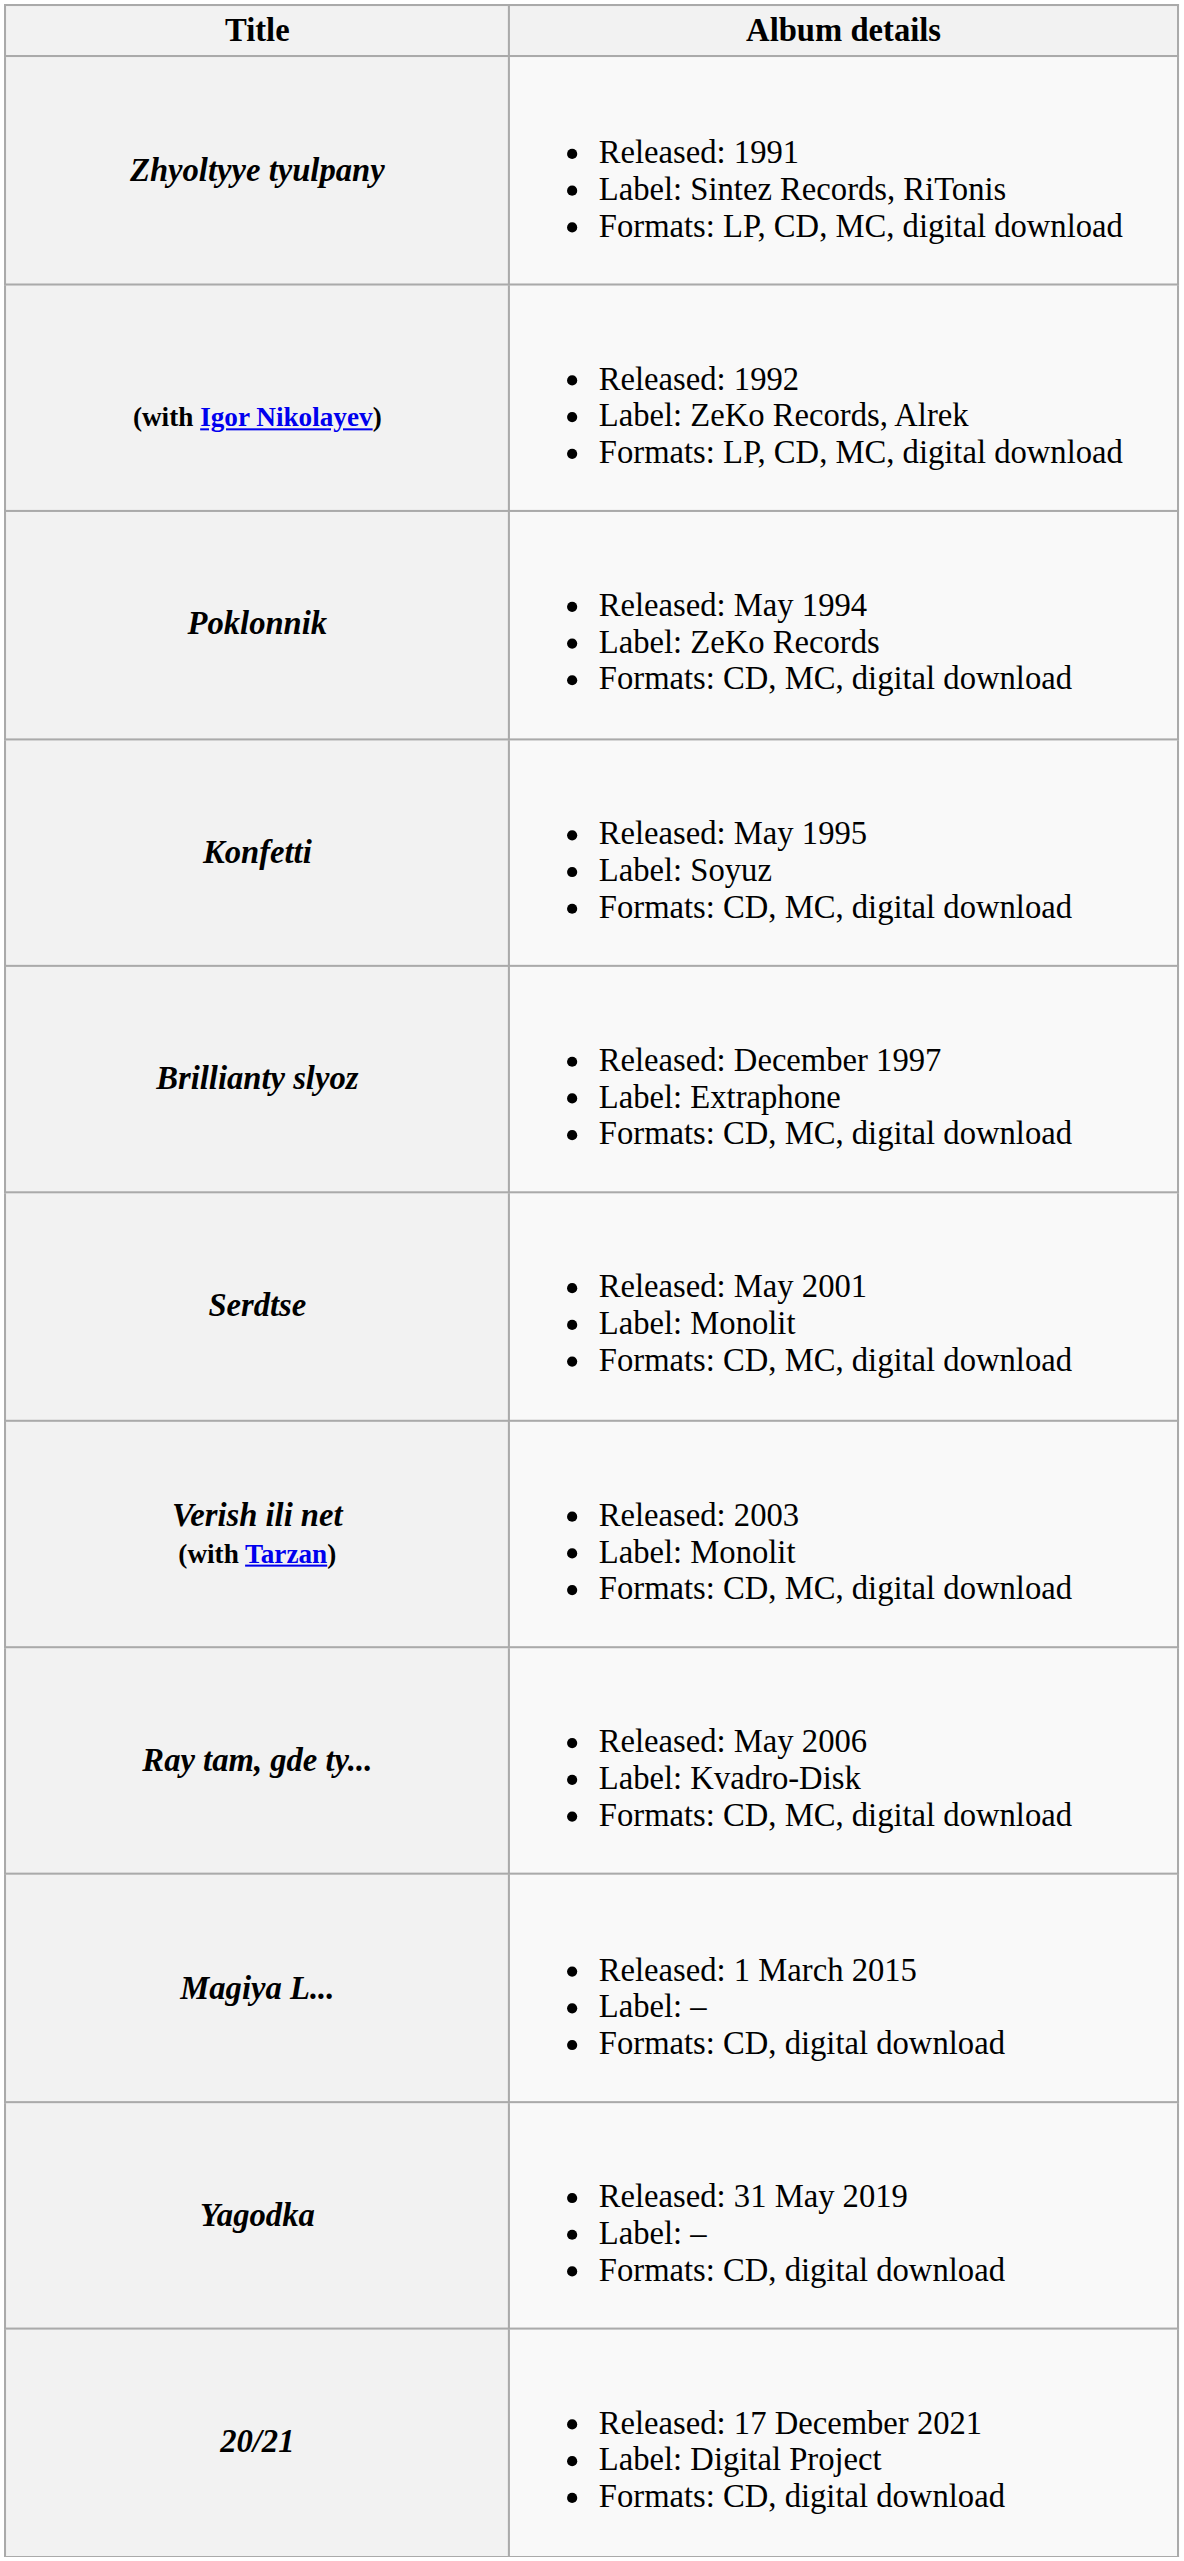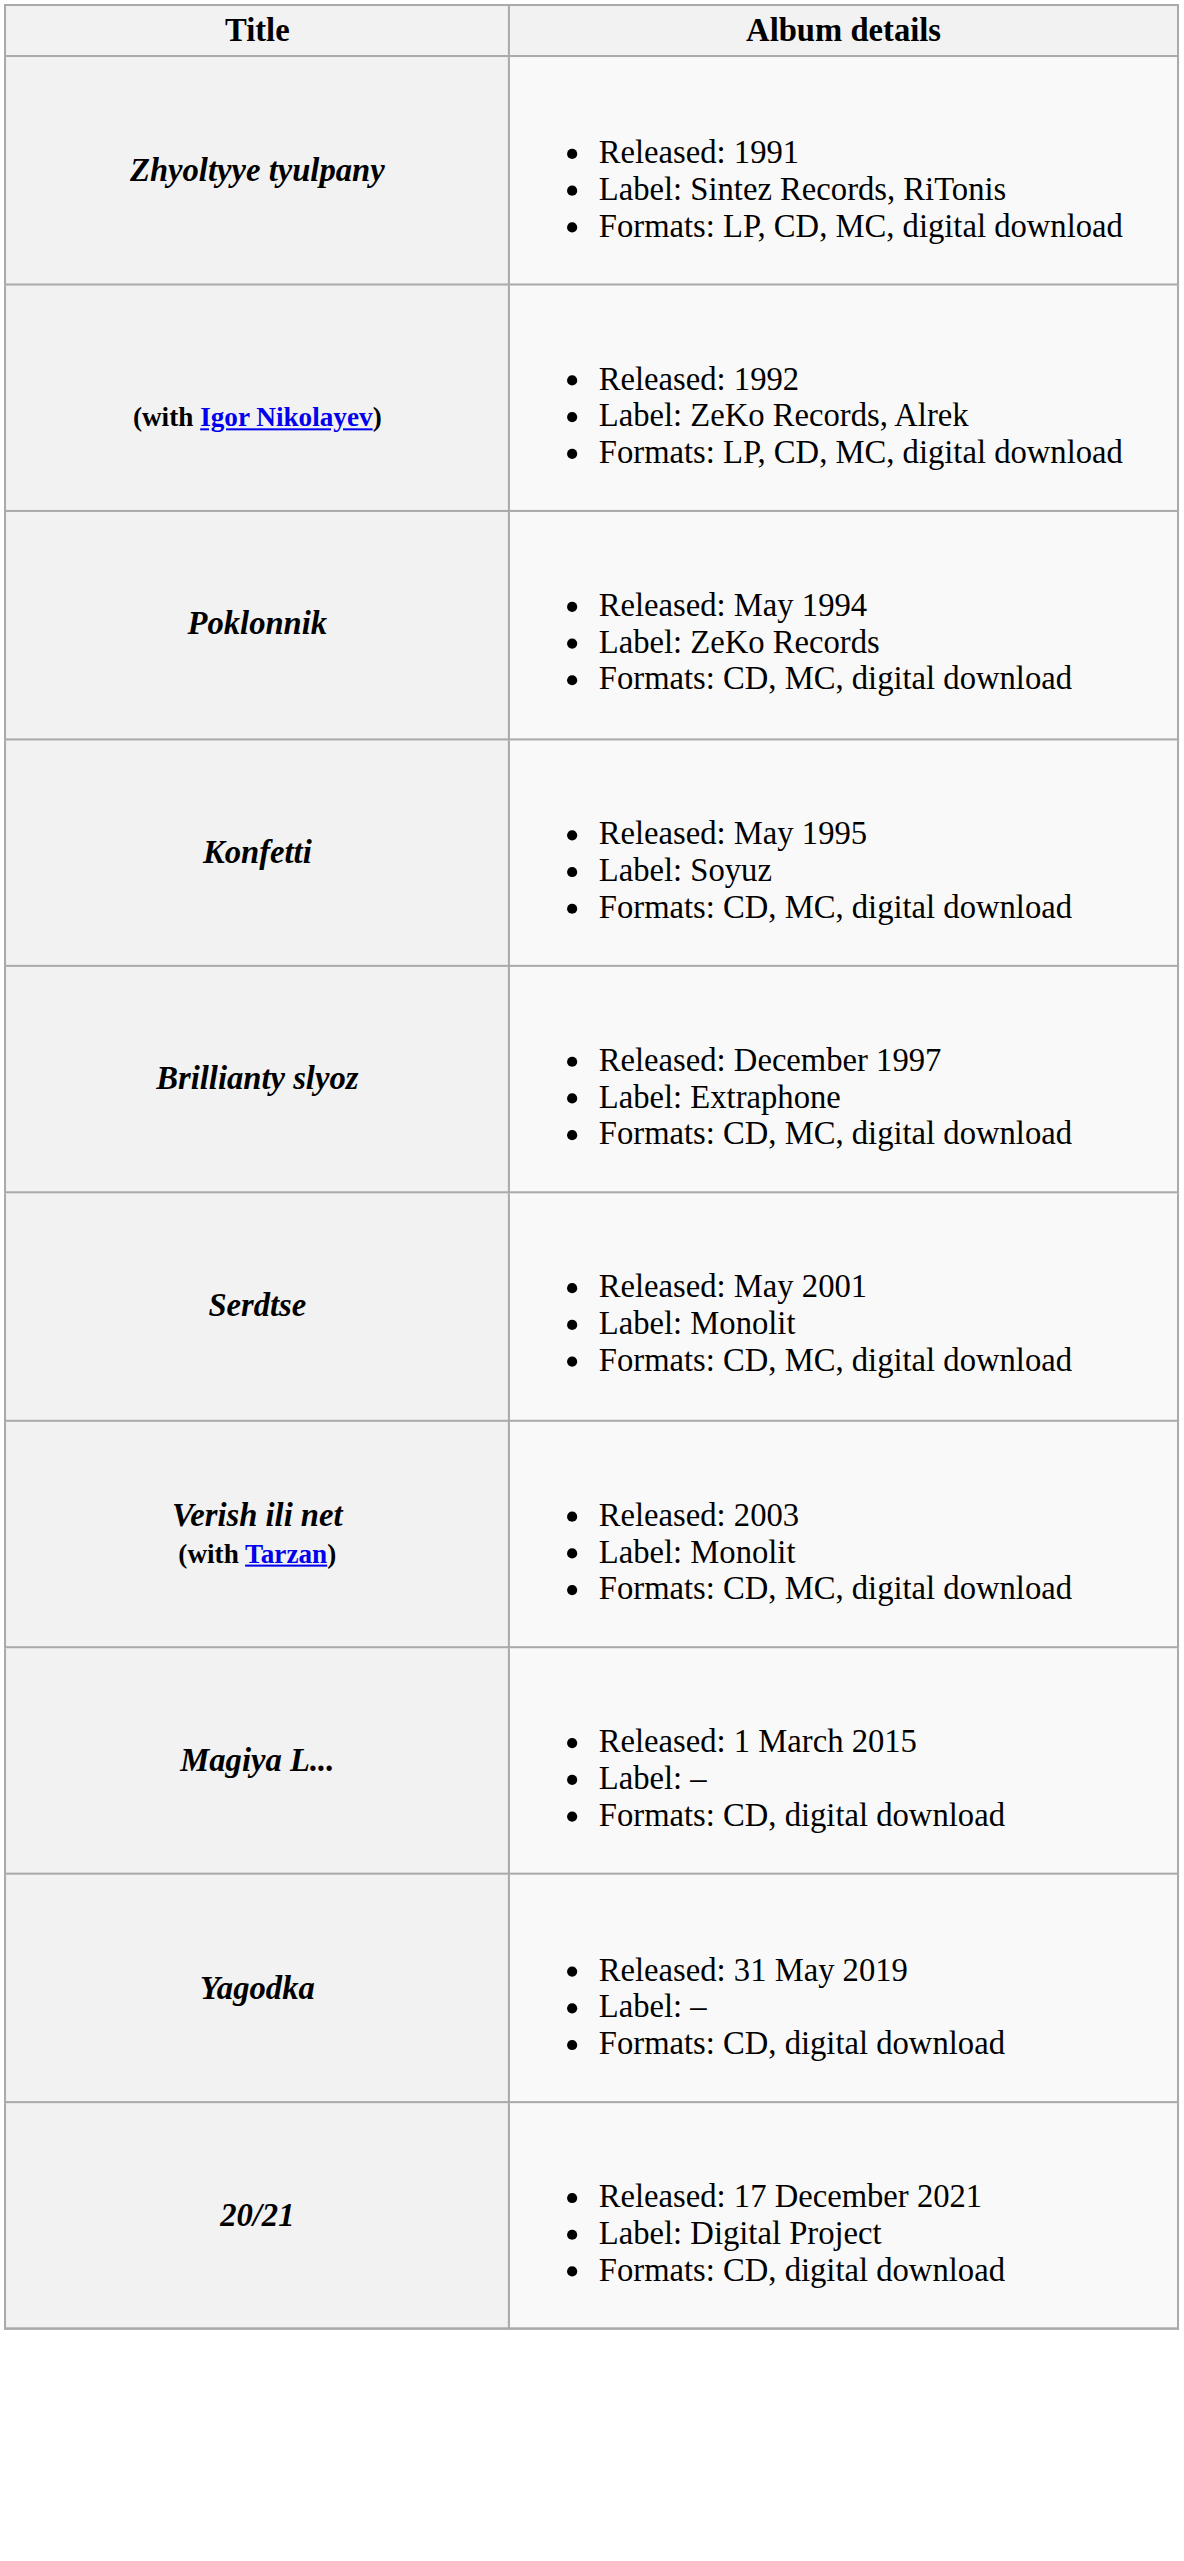- row: (257, 1760)
